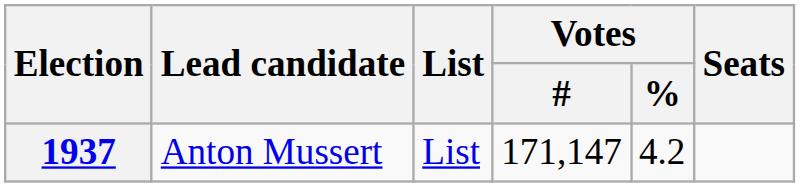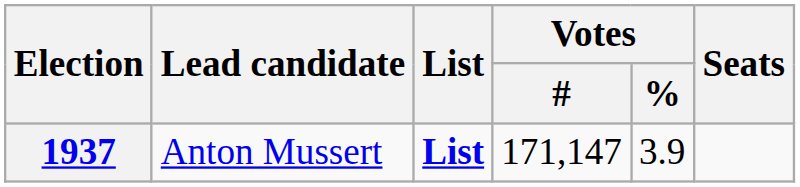(451, 151) normal -> (453, 151) bold
(662, 151) 4.2 -> (662, 151) 3.9
